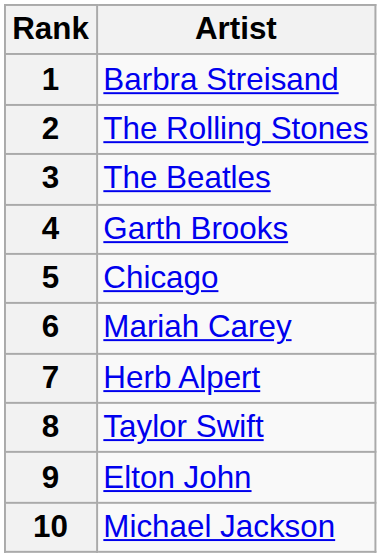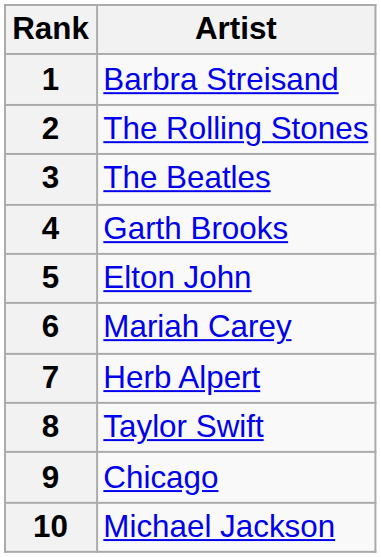(161, 278) Chicago -> (177, 278) Elton John
(177, 476) Elton John -> (161, 476) Chicago
